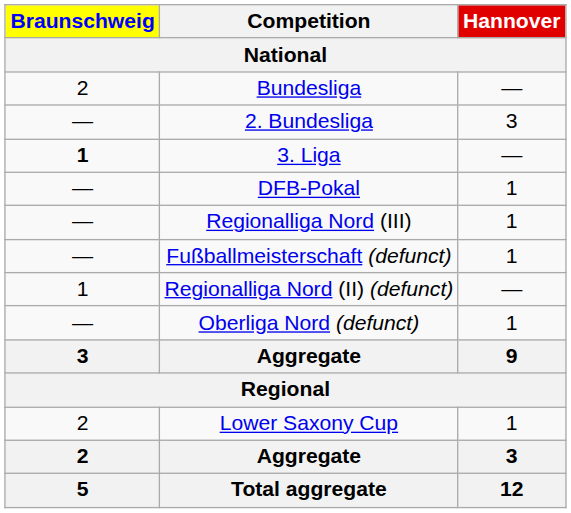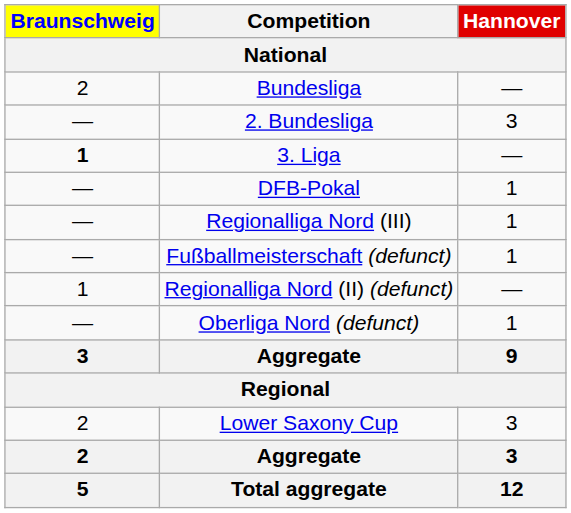(512, 423) 1 -> (512, 423) 3
